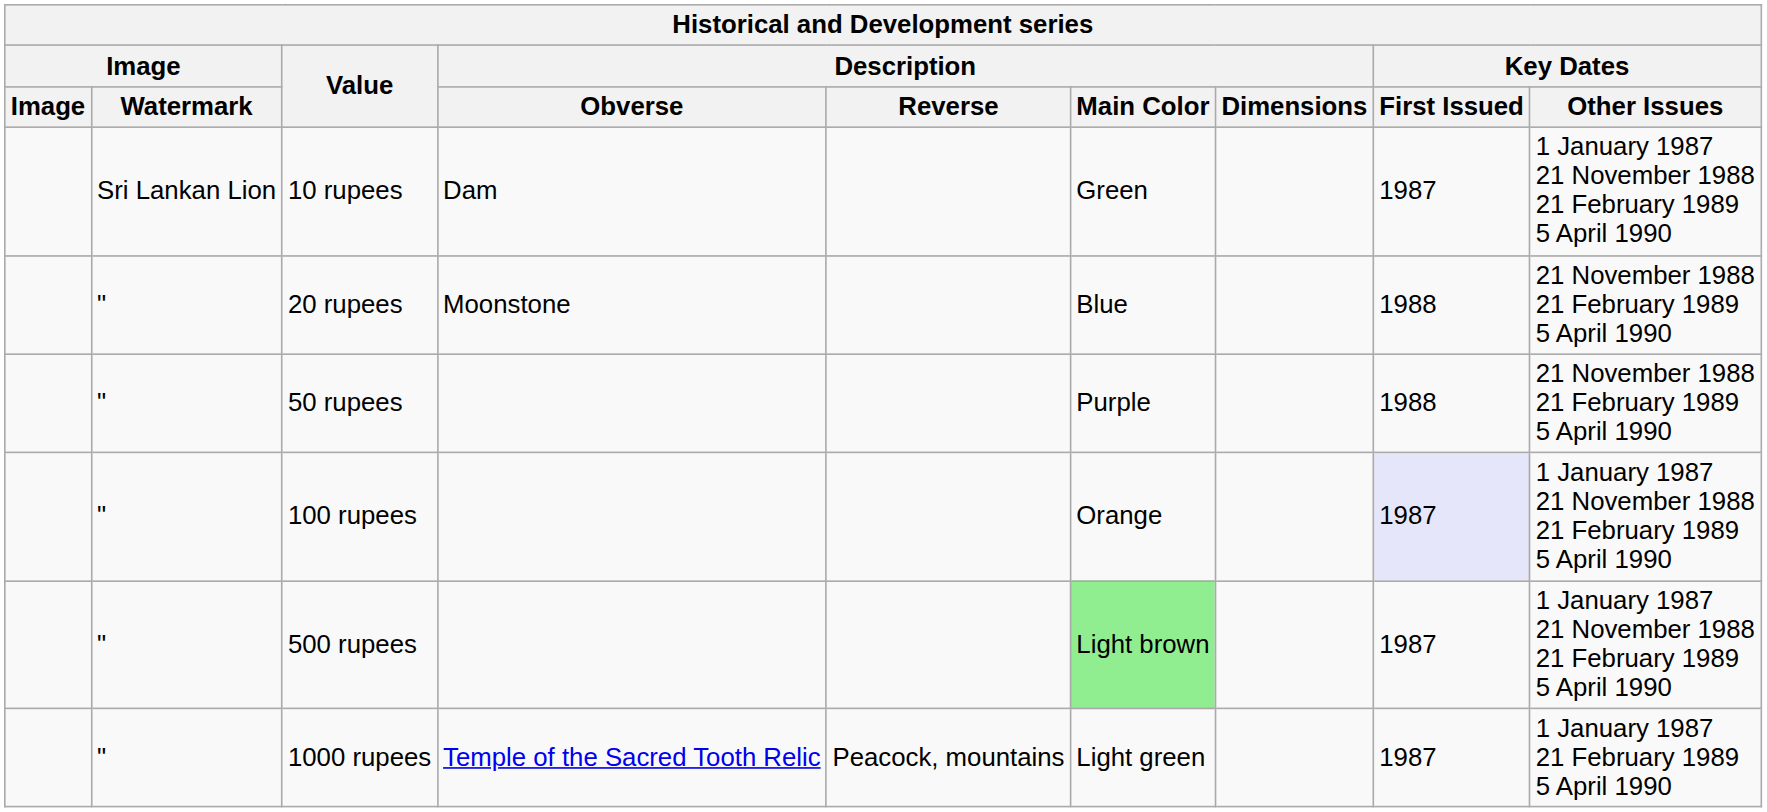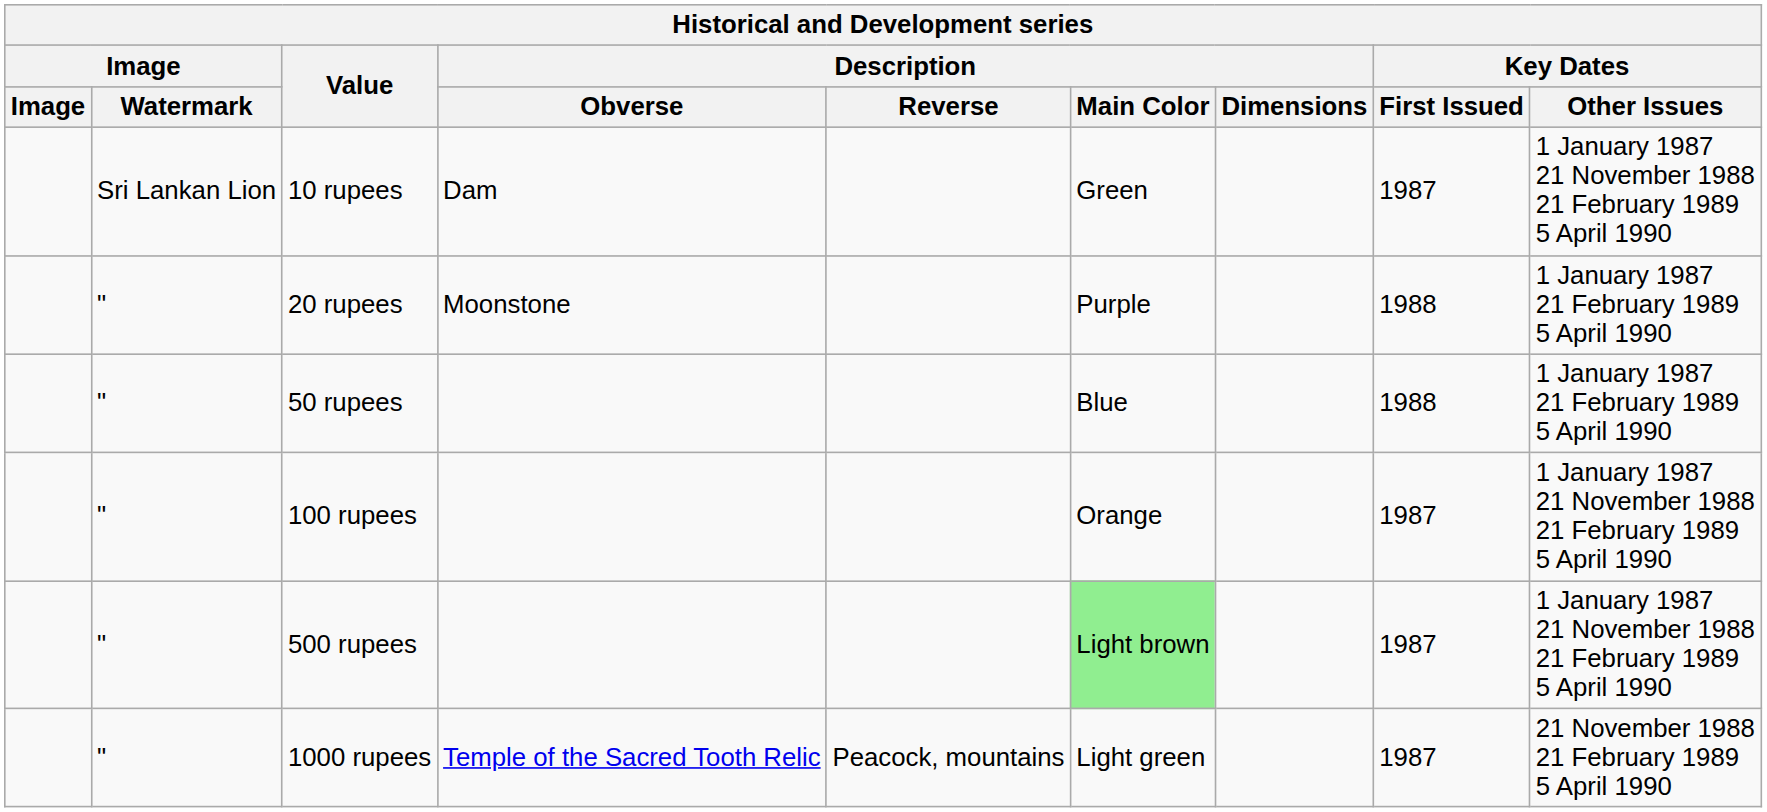(1102, 304) Blue -> (1114, 304) Purple
(1645, 304) 21 November 1988 21 February 1989 5 April 1990 -> (1637, 304) 1 January 1987 21 February 1989 5 April 1990
(1114, 403) Purple -> (1102, 403) Blue
(1645, 403) 21 November 1988 21 February 1989 5 April 1990 -> (1637, 403) 1 January 1987 21 February 1989 5 April 1990
(1408, 516) lavender background -> (1408, 516) no background
(1637, 757) 1 January 1987 21 February 1989 5 April 1990 -> (1645, 757) 21 November 1988 21 February 1989 5 April 1990
